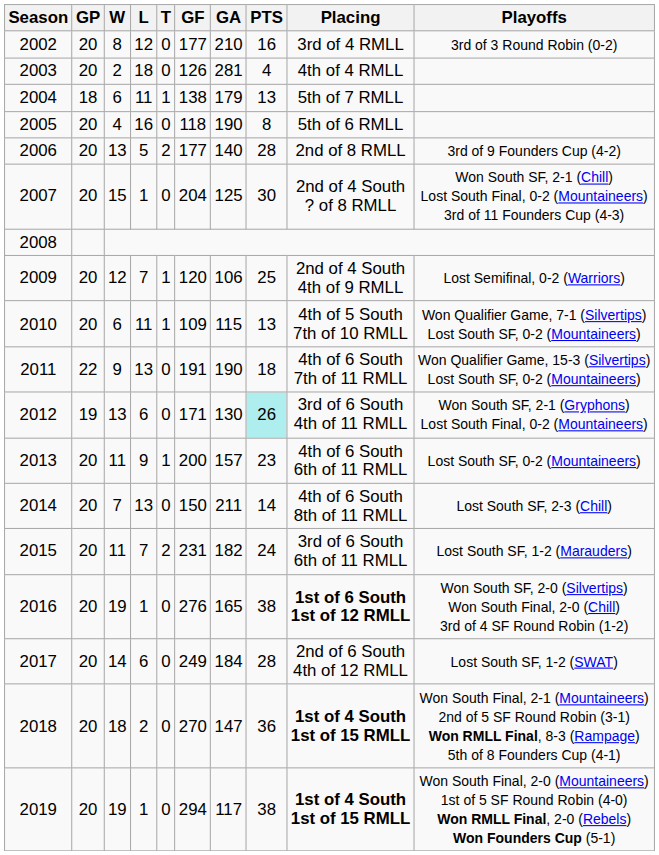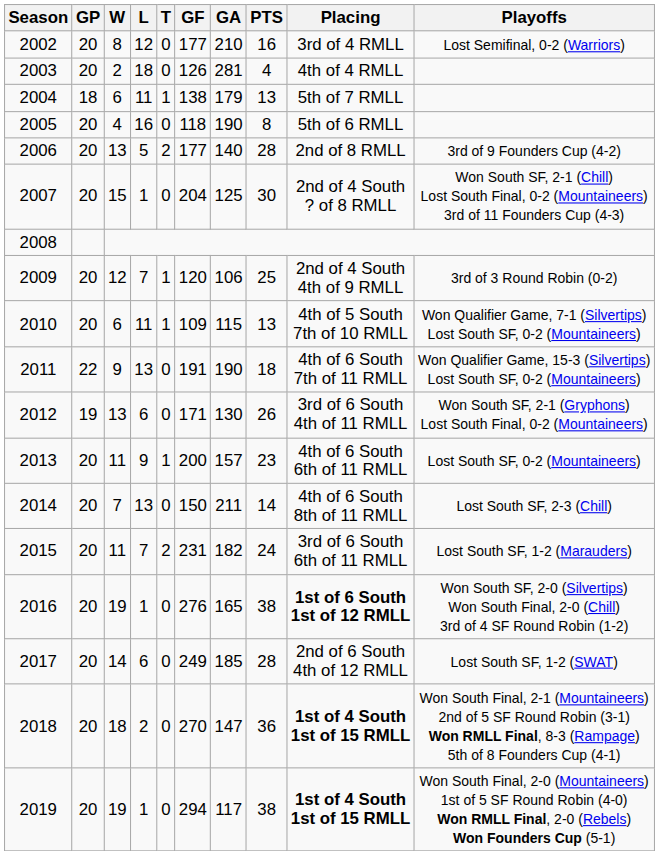(534, 45) 3rd of 3 Round Robin (0-2) -> (534, 45) Lost Semifinal, 0-2 (Warriors)
(534, 279) Lost Semifinal, 0-2 (Warriors) -> (534, 279) 3rd of 3 Round Robin (0-2)
(267, 414) paleturquoise background -> (267, 414) no background
(229, 661) 184 -> (229, 661) 185
